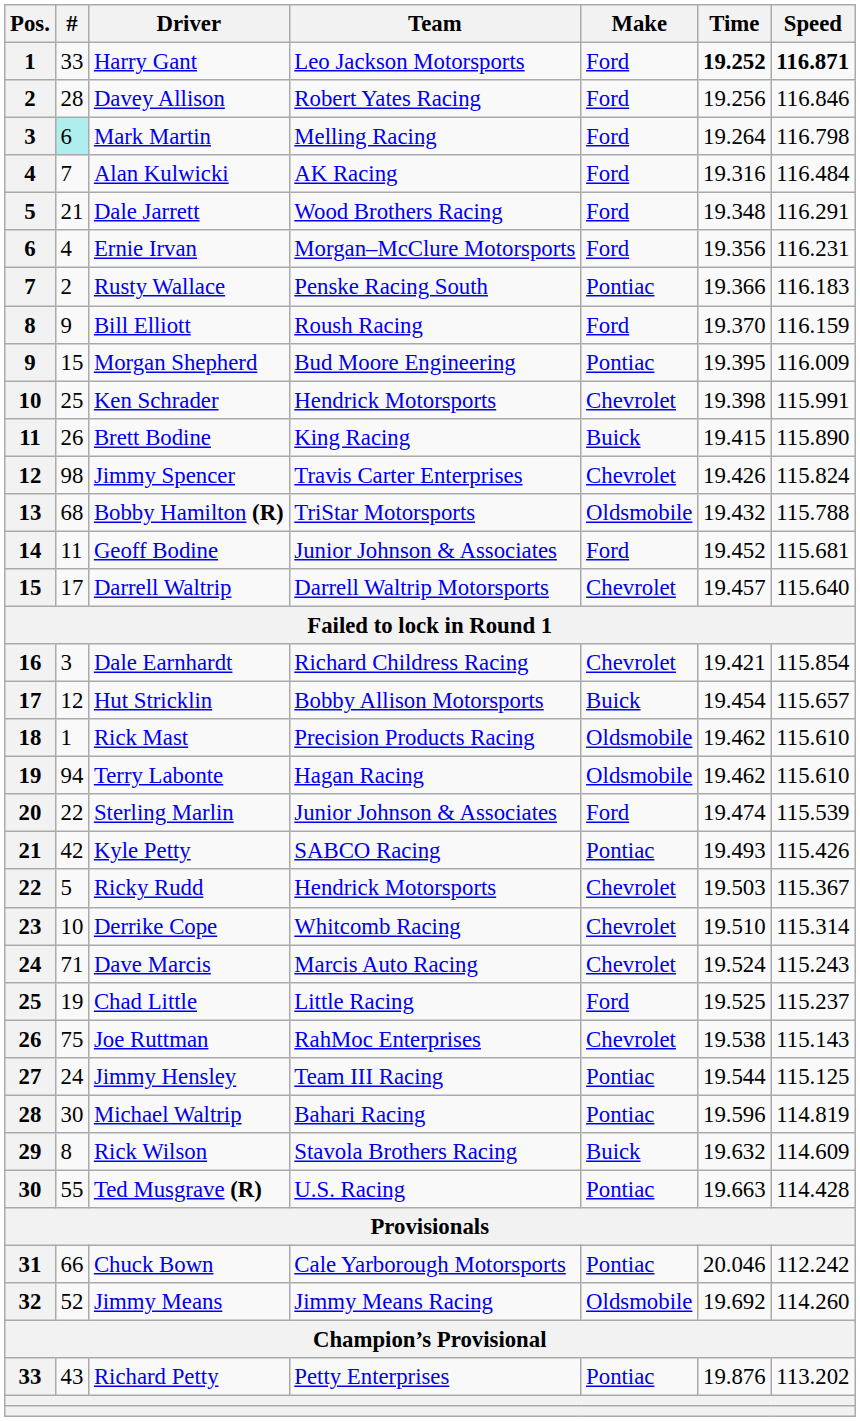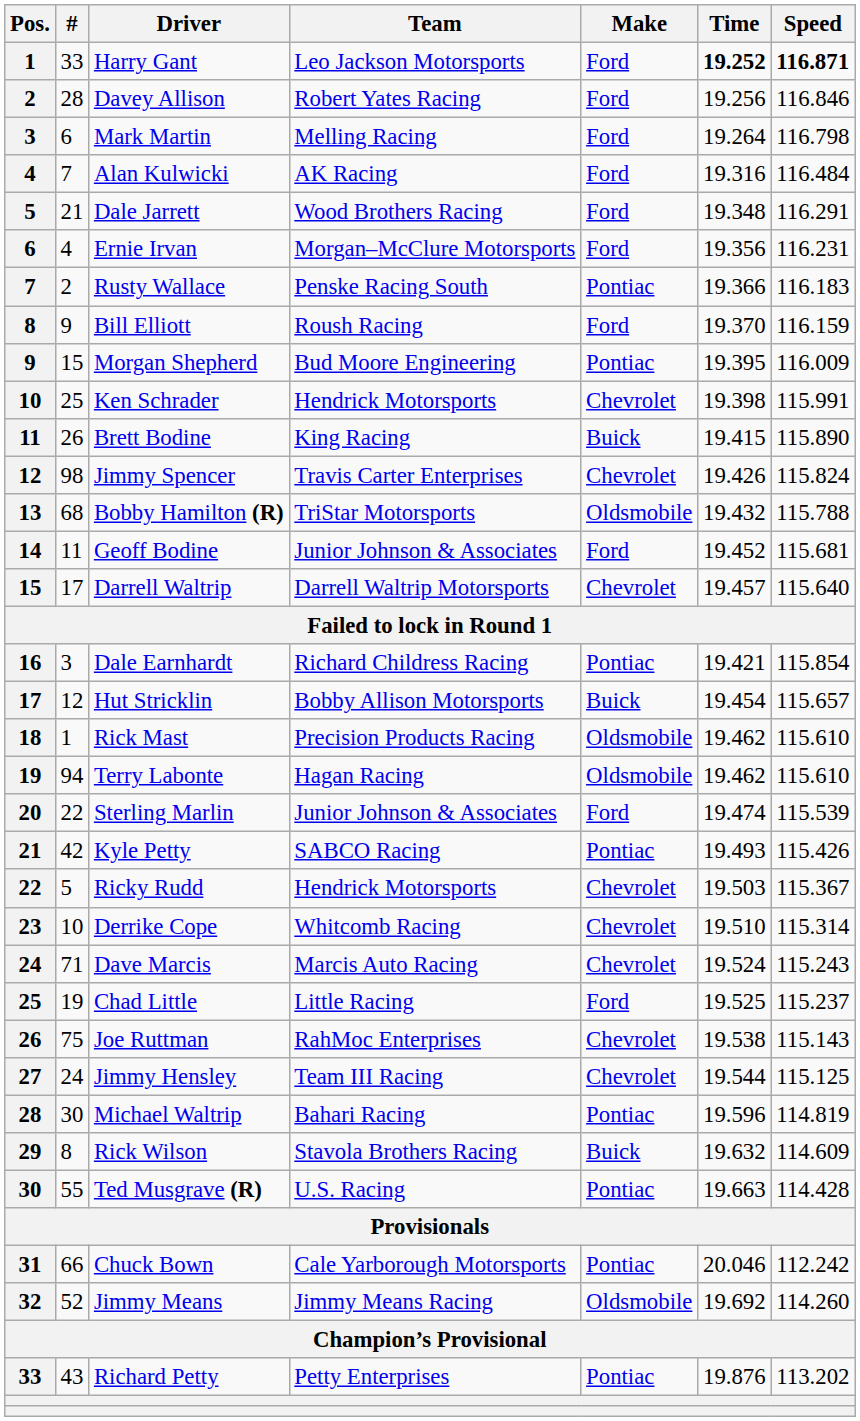(66, 136) paleturquoise background -> (66, 136) no background
(631, 662) Chevrolet -> (620, 662) Pontiac
(620, 1076) Pontiac -> (631, 1076) Chevrolet
